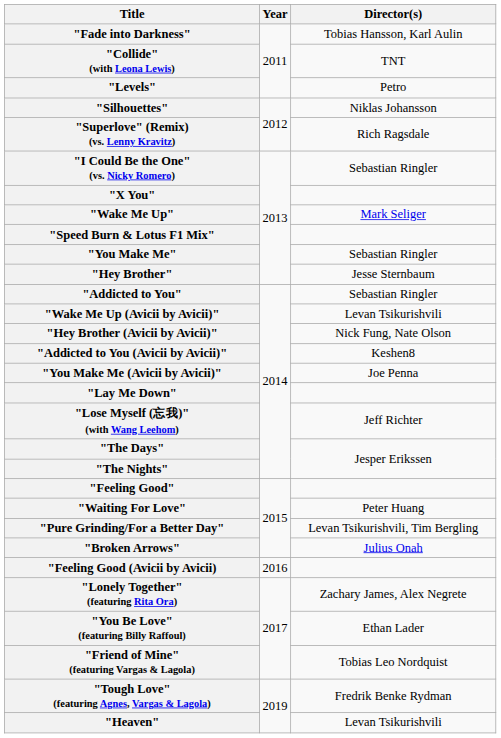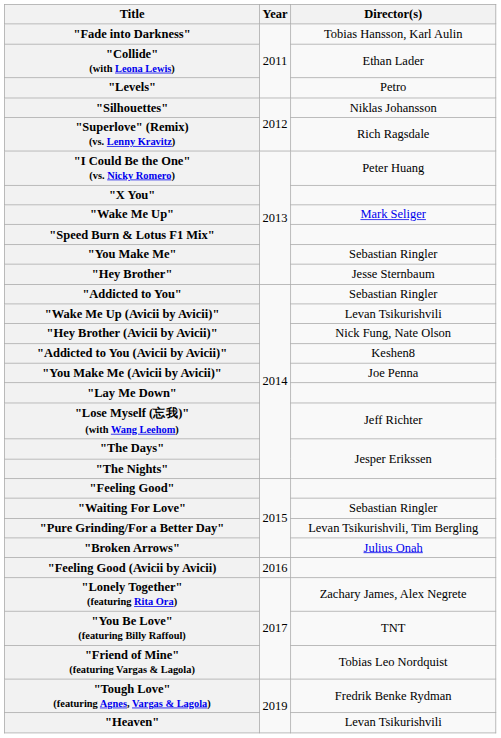(393, 61) TNT -> (393, 61) Ethan Lader
(393, 168) Sebastian Ringler -> (393, 168) Peter Huang
(393, 508) Peter Huang -> (393, 508) Sebastian Ringler
(393, 628) Ethan Lader -> (393, 628) TNT
